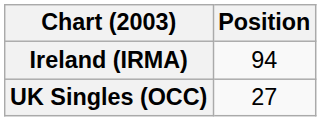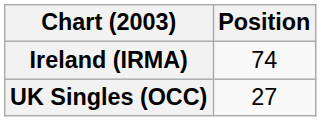(264, 60) 94 -> (264, 60) 74
